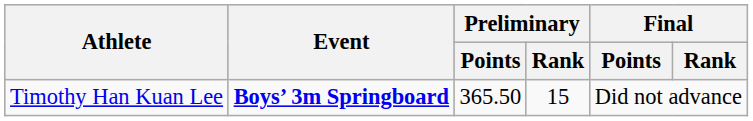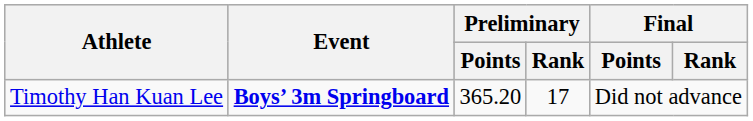(490, 97) 365.50 -> (490, 97) 365.20
(558, 97) 15 -> (558, 97) 17
